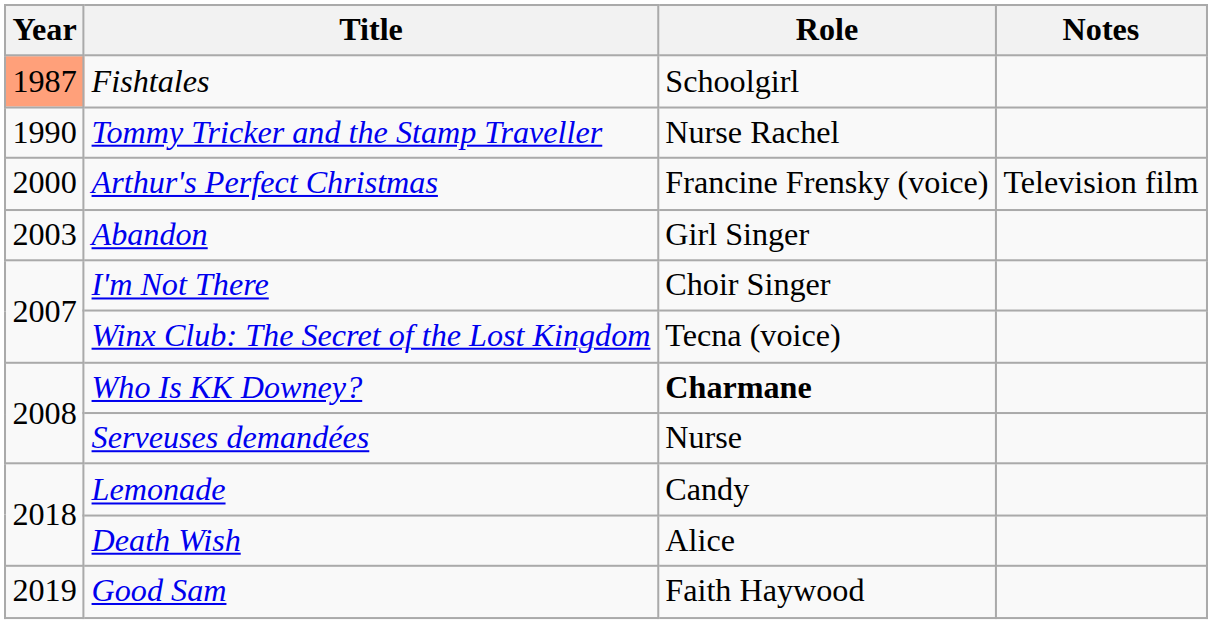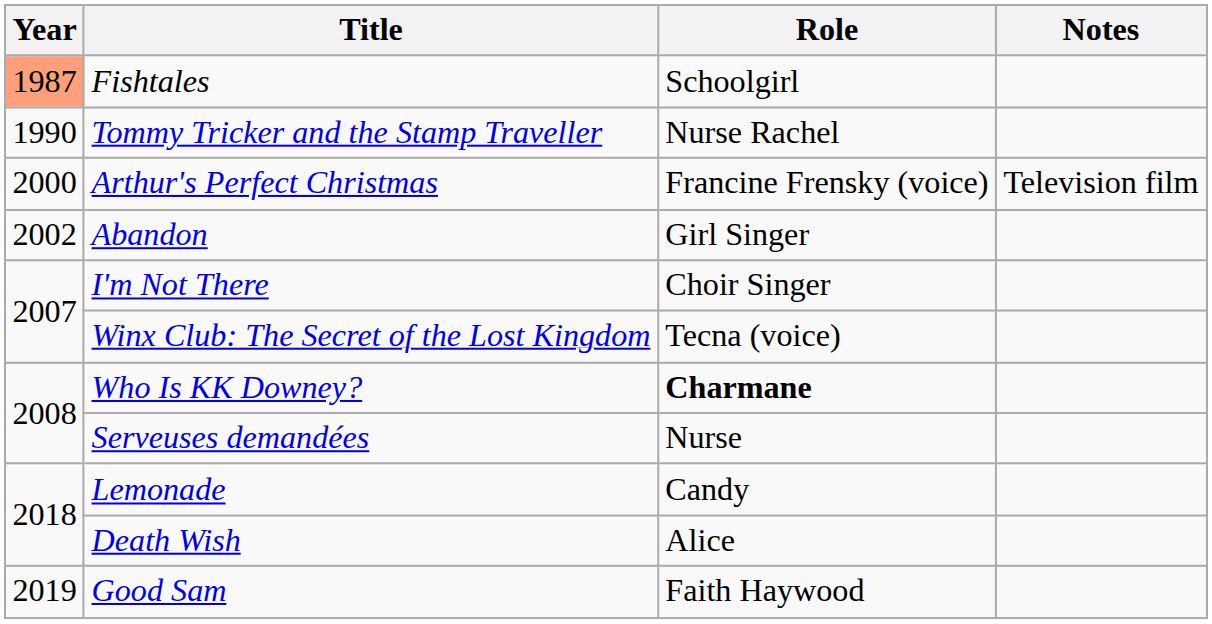(45, 234) 2003 -> (45, 234) 2002
